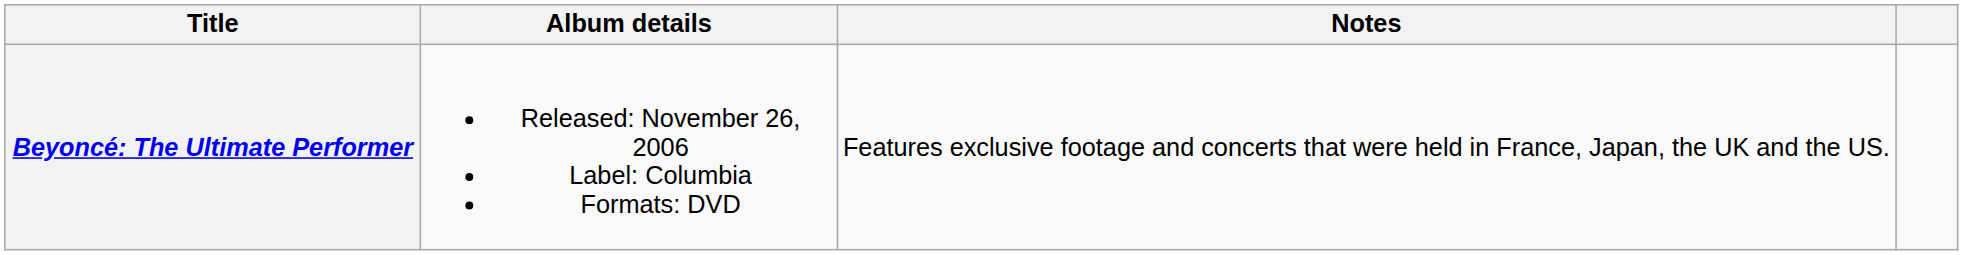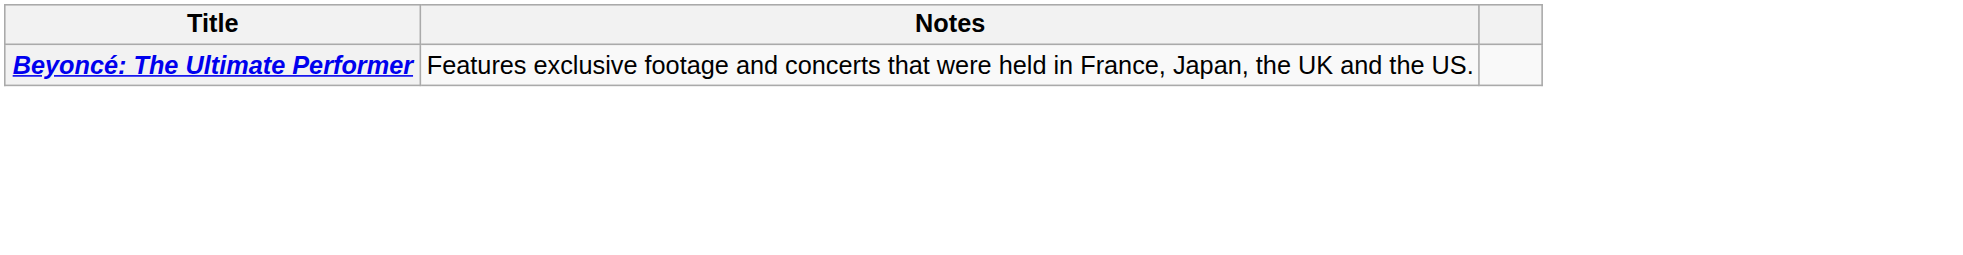- column: (629, 24)
